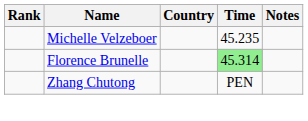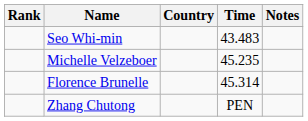+ row: (85, 37)
(240, 60) lightgreen background -> (240, 82) no background
